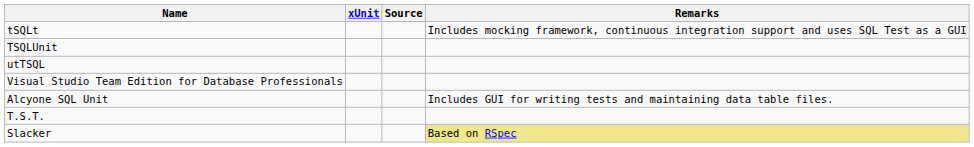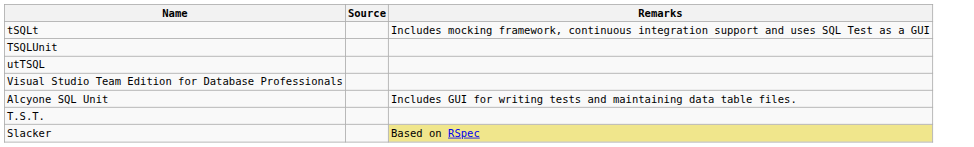- column: (364, 13)
